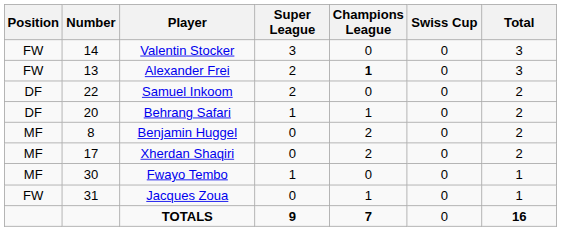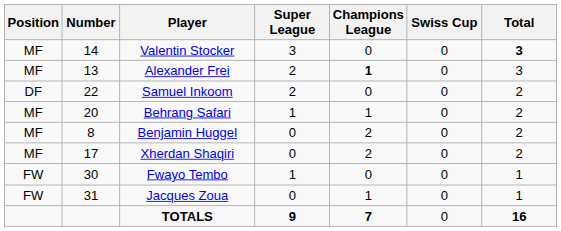(33, 50) FW -> (33, 50) MF
(519, 50) normal -> (519, 50) bold
(33, 71) FW -> (33, 71) MF
(33, 112) DF -> (33, 112) MF
(33, 174) MF -> (33, 174) FW
